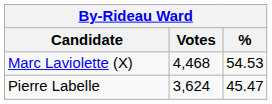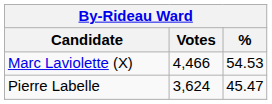(191, 63) 4,468 -> (191, 63) 4,466
